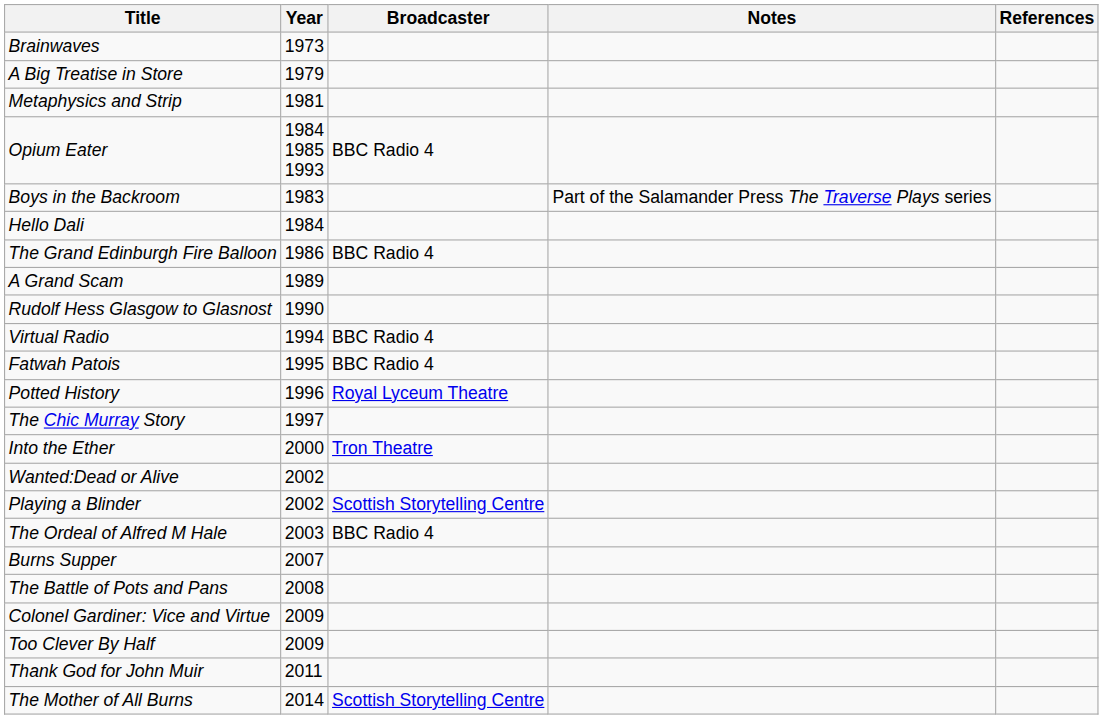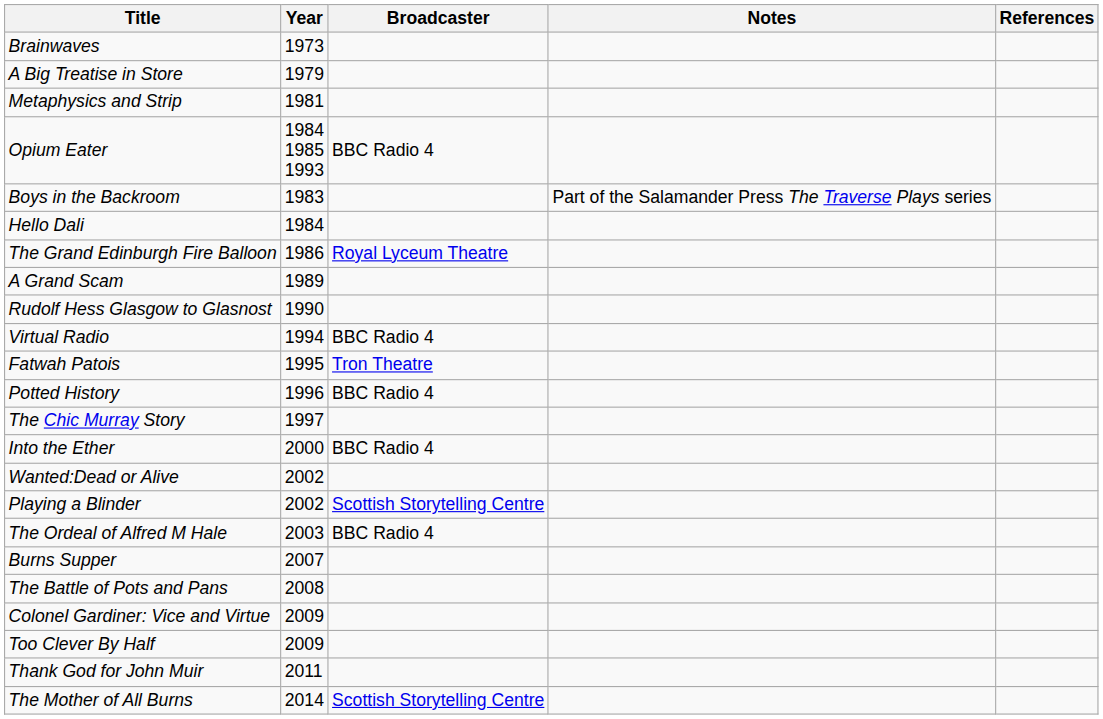(383, 253) BBC Radio 4 -> (420, 253) Royal Lyceum Theatre
(383, 365) BBC Radio 4 -> (382, 365) Tron Theatre
(420, 393) Royal Lyceum Theatre -> (383, 393) BBC Radio 4
(382, 448) Tron Theatre -> (383, 448) BBC Radio 4
